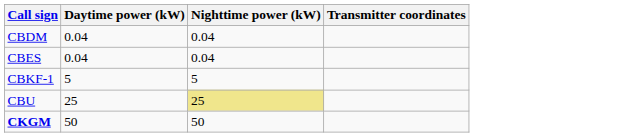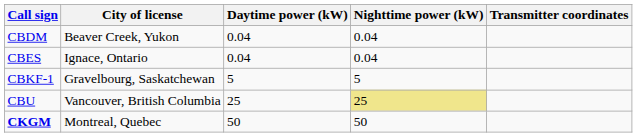+ column: (142, 15)
